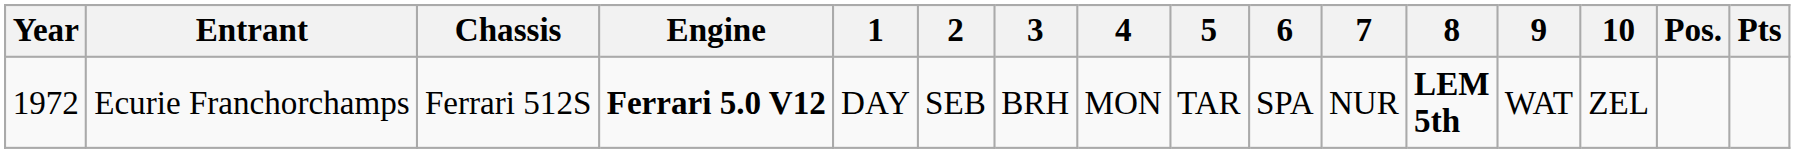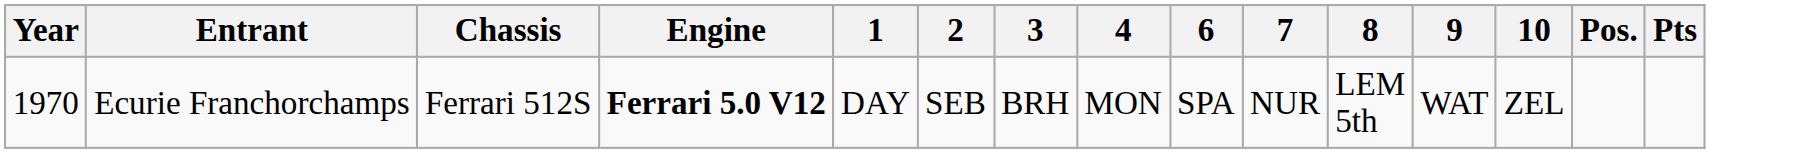- column: (1209, 30)
(46, 101) 1972 -> (46, 101) 1970
(1452, 101) bold -> (1370, 101) normal
